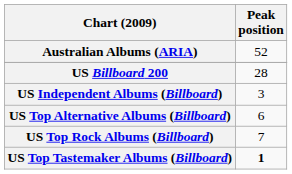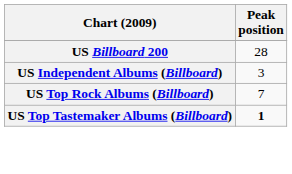- row: (120, 51)
- row: (120, 115)
